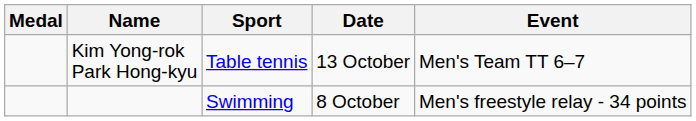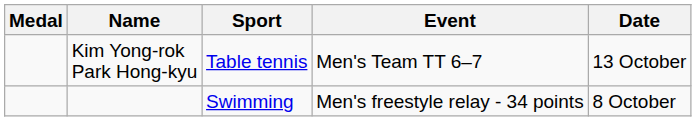columns swapped: (553, 20) <-> (363, 20)
